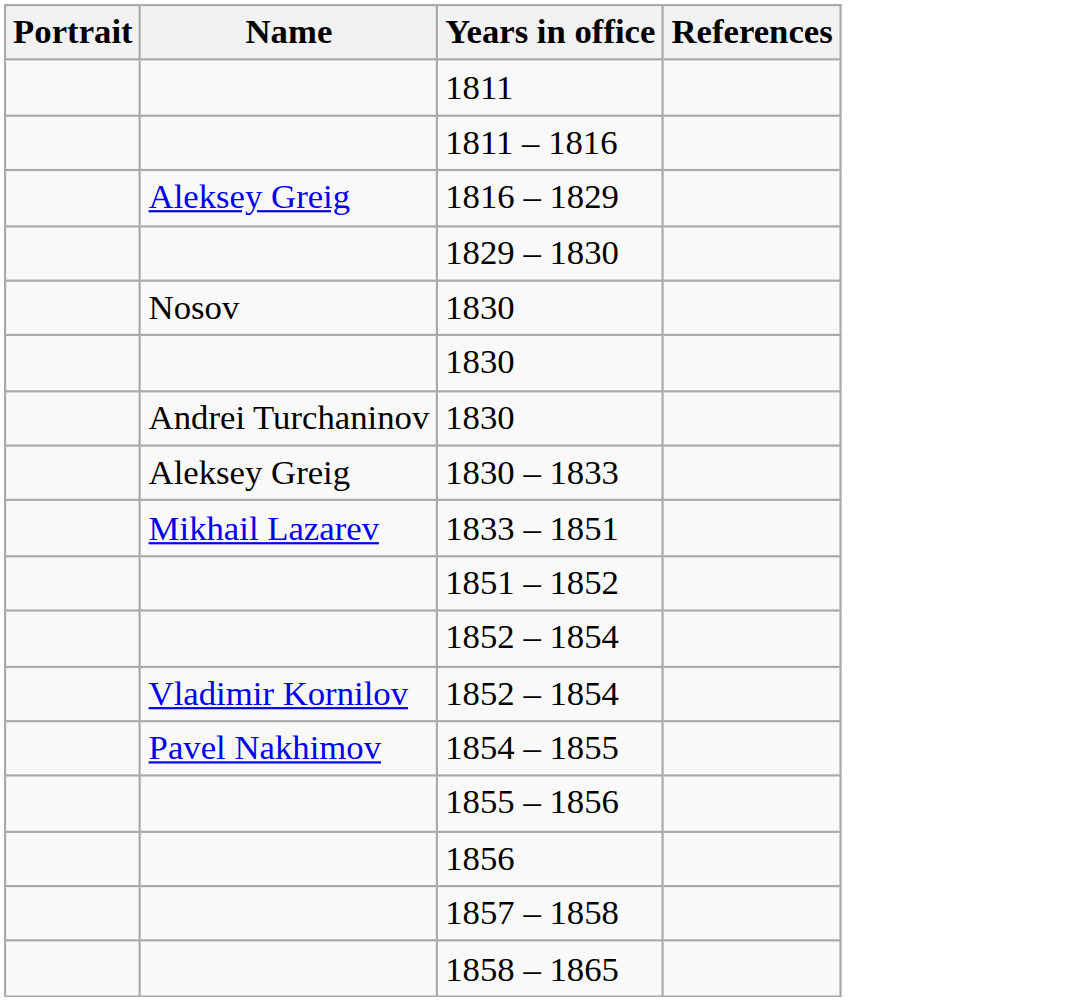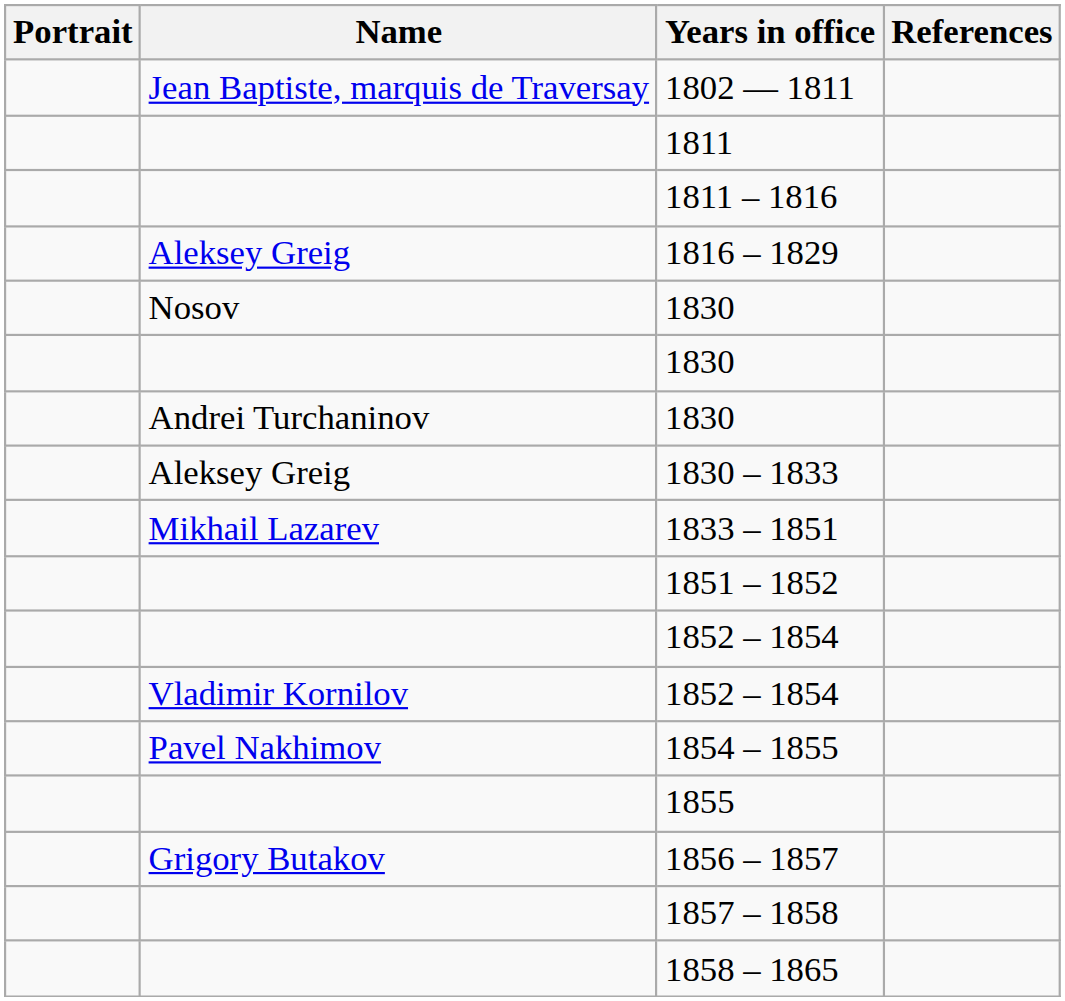+ row: (399, 87)
- row: (289, 253)
+ row: (399, 804)
- row: (289, 804)
- row: (289, 859)
+ row: (267, 857)
